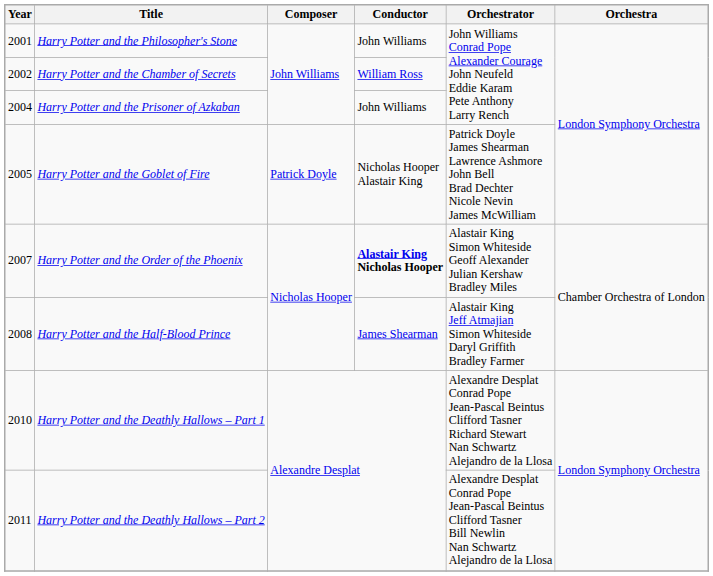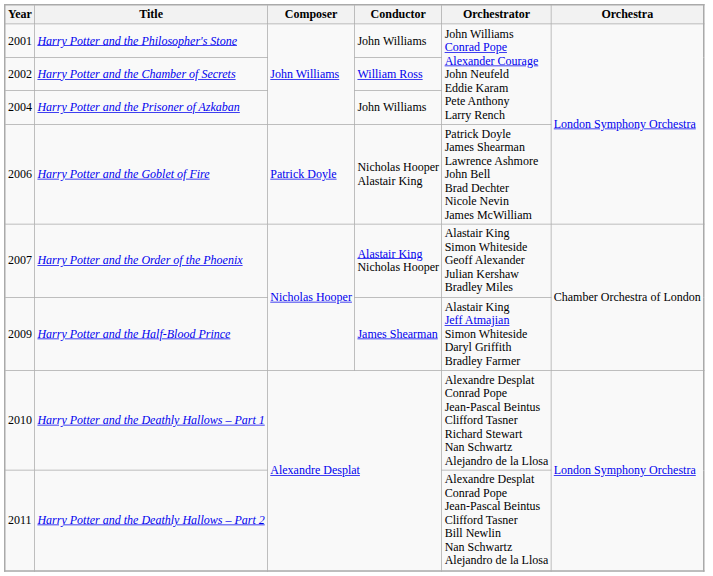(20, 174) 2005 -> (20, 174) 2006
(400, 260) bold -> (398, 260) normal
(20, 333) 2008 -> (20, 333) 2009
